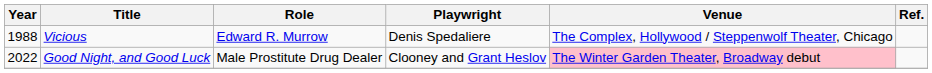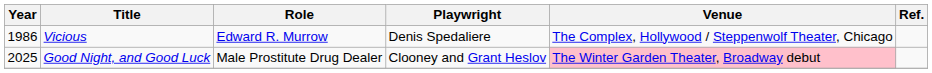(22, 36) 1988 -> (22, 36) 1986
(22, 57) 2022 -> (22, 57) 2025
